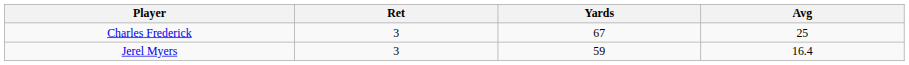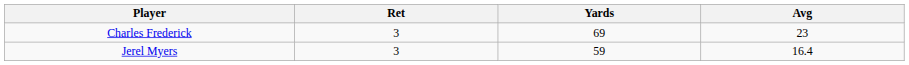(599, 32) 67 -> (599, 32) 69
(802, 32) 25 -> (802, 32) 23
